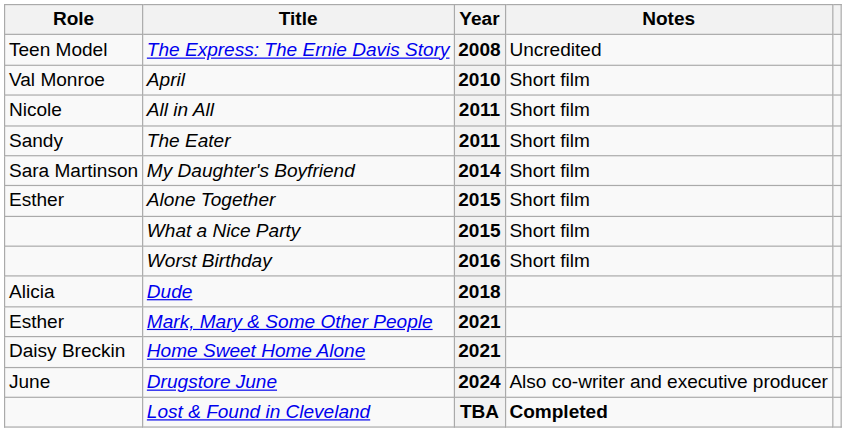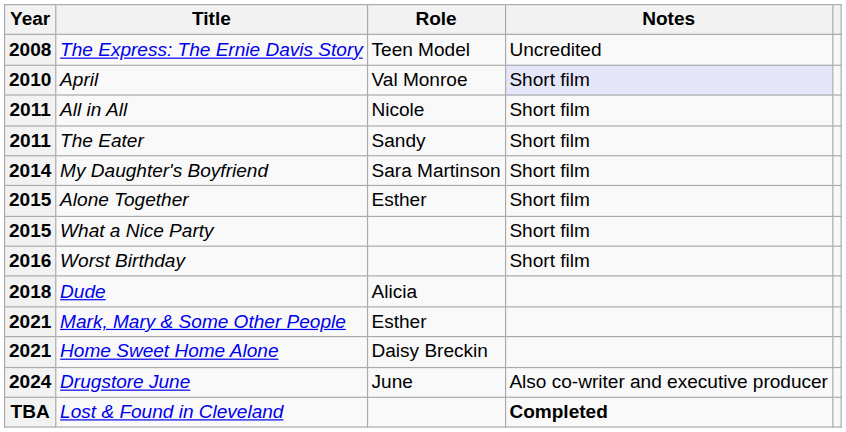columns swapped: (479, 19) <-> (74, 19)
(550, 79) no background -> (550, 79) lavender background
